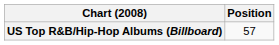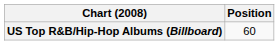(249, 31) 57 -> (249, 31) 60
